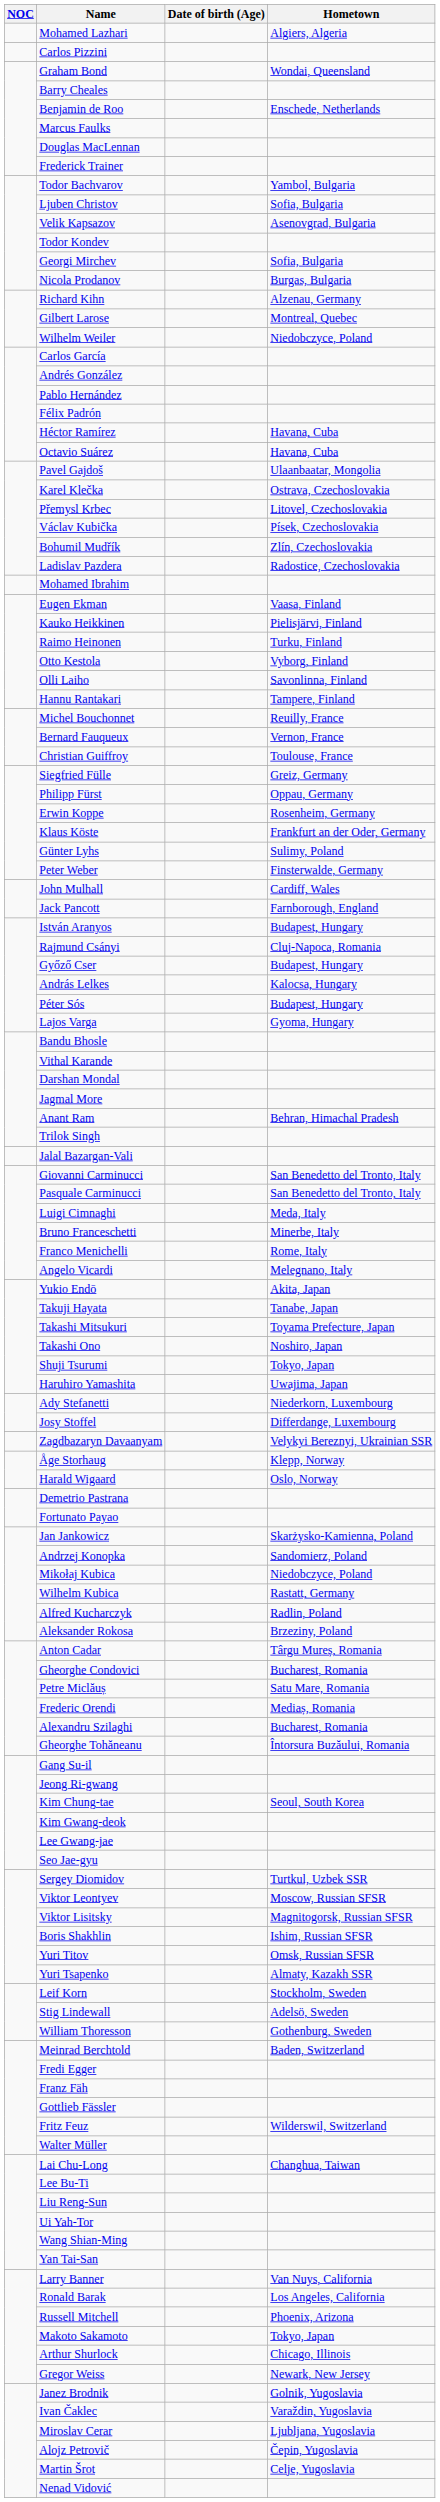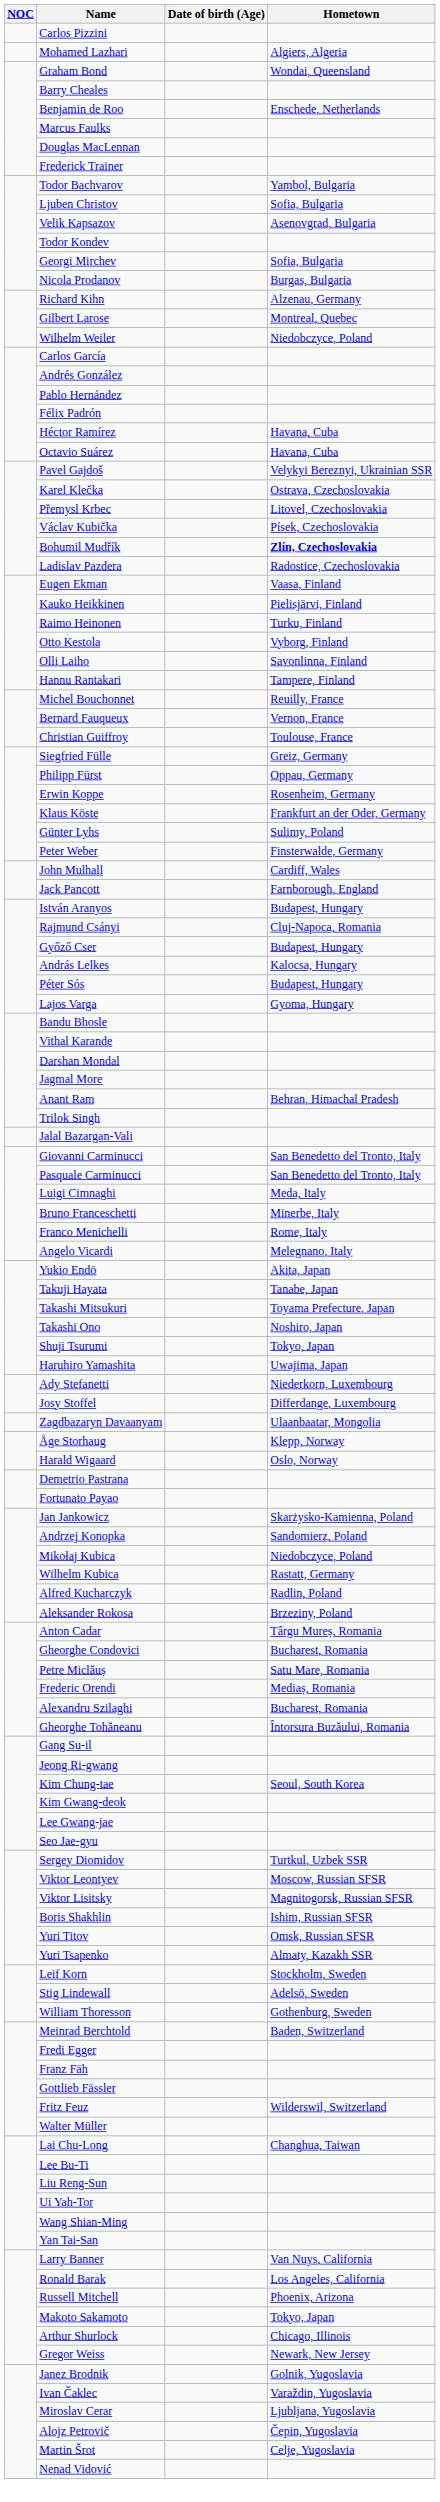rows swapped: (83, 33) <-> (73, 52)
(325, 470) Ulaanbaatar, Mongolia -> (351, 470) Velykyi Bereznyi, Ukrainian SSR
(321, 546) normal -> (324, 546) bold
- row: (84, 584)
(351, 1441) Velykyi Bereznyi, Ukrainian SSR -> (325, 1422) Ulaanbaatar, Mongolia
